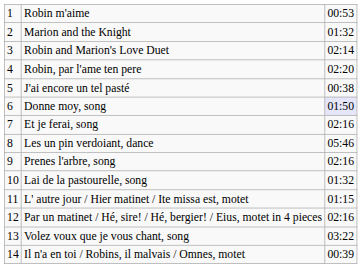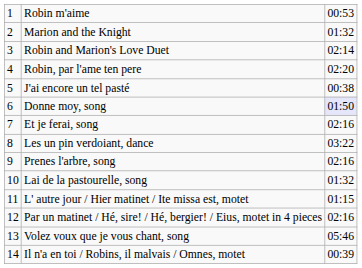(341, 143) 05:46 -> (341, 143) 03:22
(341, 236) 03:22 -> (341, 236) 05:46
